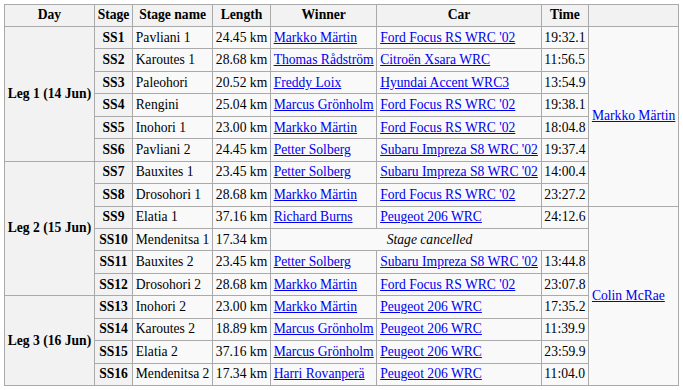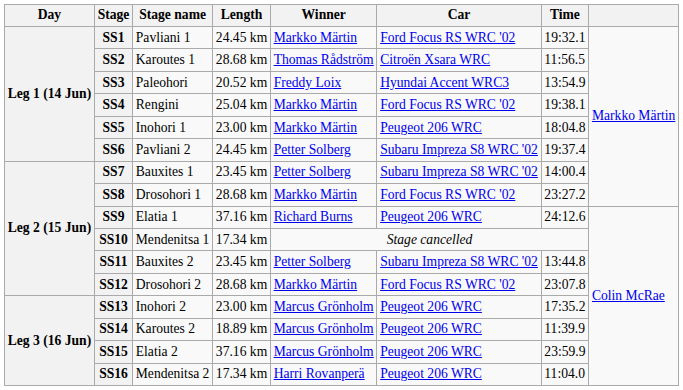(324, 105) Marcus Grönholm -> (315, 105) Markko Märtin
(448, 127) Ford Focus RS WRC '02 -> (431, 127) Peugeot 206 WRC
(315, 306) Markko Märtin -> (324, 306) Marcus Grönholm
